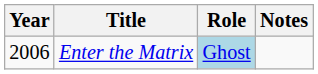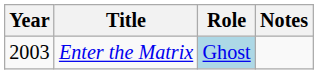(29, 52) 2006 -> (29, 52) 2003
